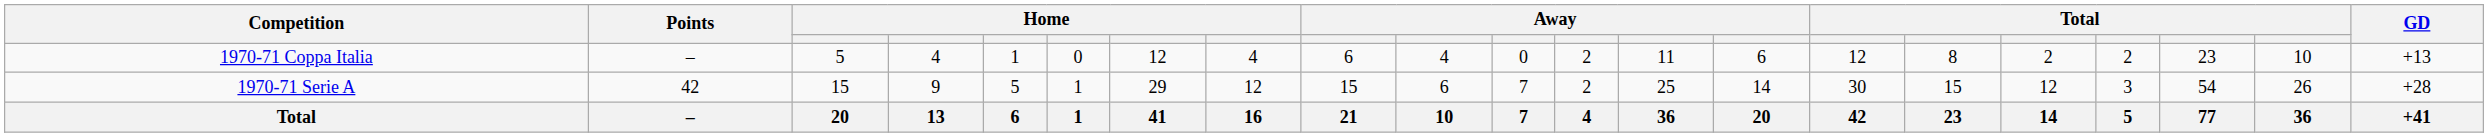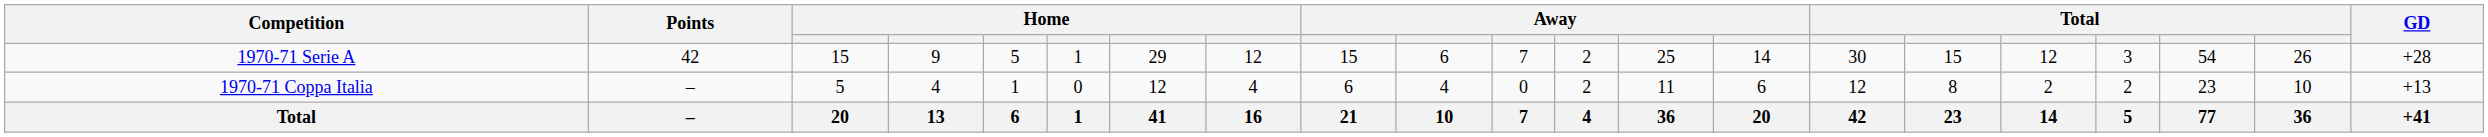rows swapped: (296, 87) <-> (296, 57)
